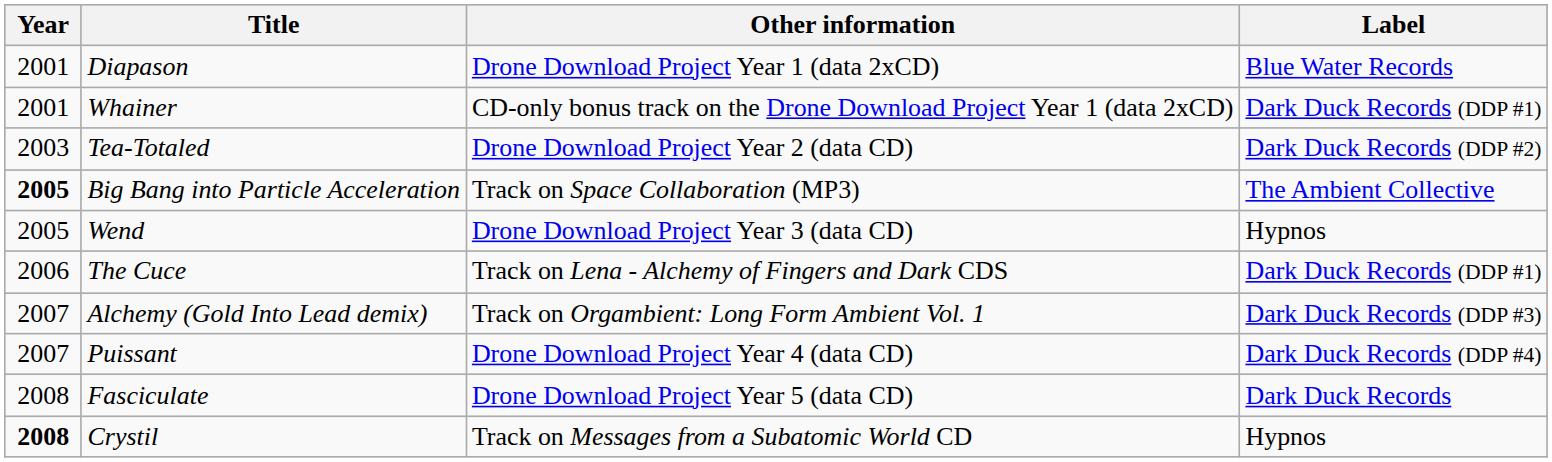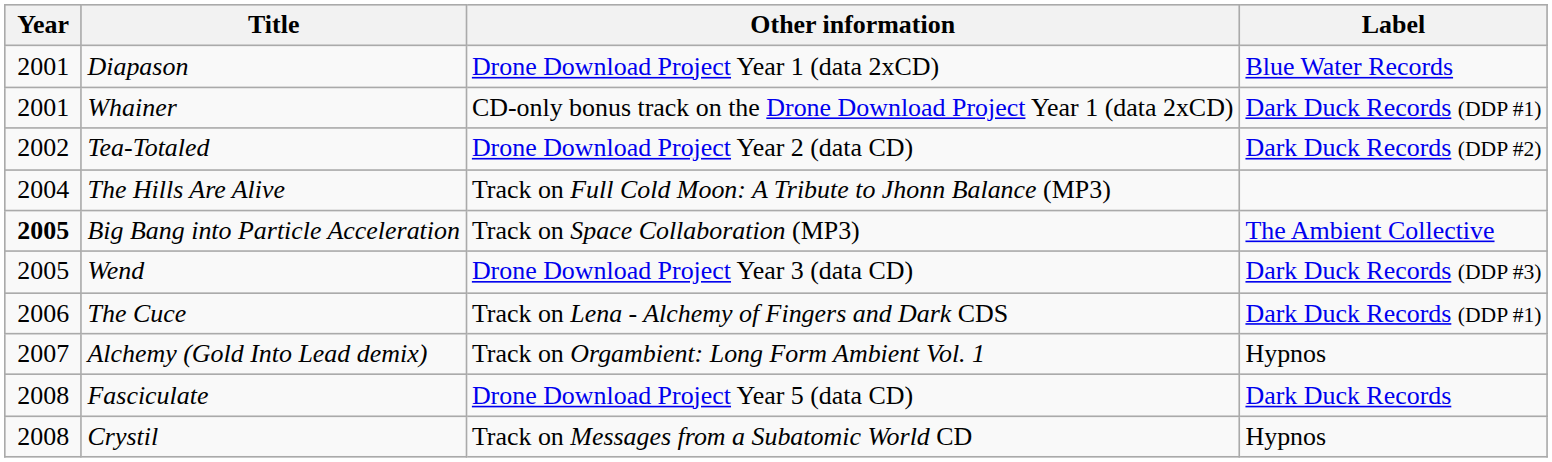(43, 148) 2003 -> (43, 148) 2002
+ row: (186, 189)
(1286, 230) Hypnos -> (1394, 271) Dark Duck Records (DDP #3)
(1394, 312) Dark Duck Records (DDP #3) -> (1286, 353) Hypnos
- row: (132, 353)
(43, 436) bold -> (43, 436) normal
